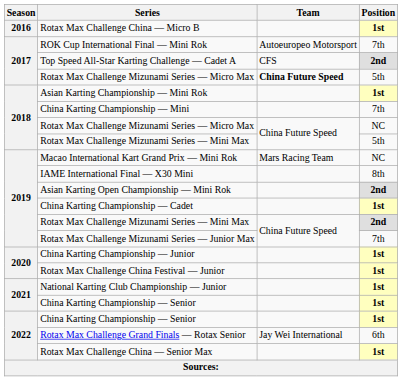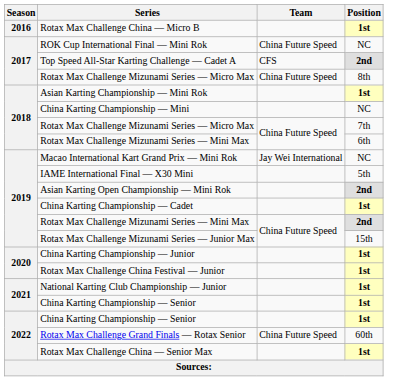(308, 44) Autoeuropeo Motorsport -> (298, 44) China Future Speed
(378, 44) 7th -> (364, 44) NC
(301, 76) bold -> (298, 76) normal
(378, 76) 5th -> (364, 76) 8th
(378, 109) 7th -> (364, 109) NC
(378, 125) NC -> (364, 125) 7th
(378, 141) 5th -> (364, 141) 6th
(296, 157) Mars Racing Team -> (301, 157) Jay Wei International
(378, 173) 8th -> (364, 173) 5th
(378, 238) 7th -> (364, 238) 15th
(301, 335) Jay Wei International -> (298, 335) China Future Speed
(378, 335) 6th -> (364, 335) 60th
